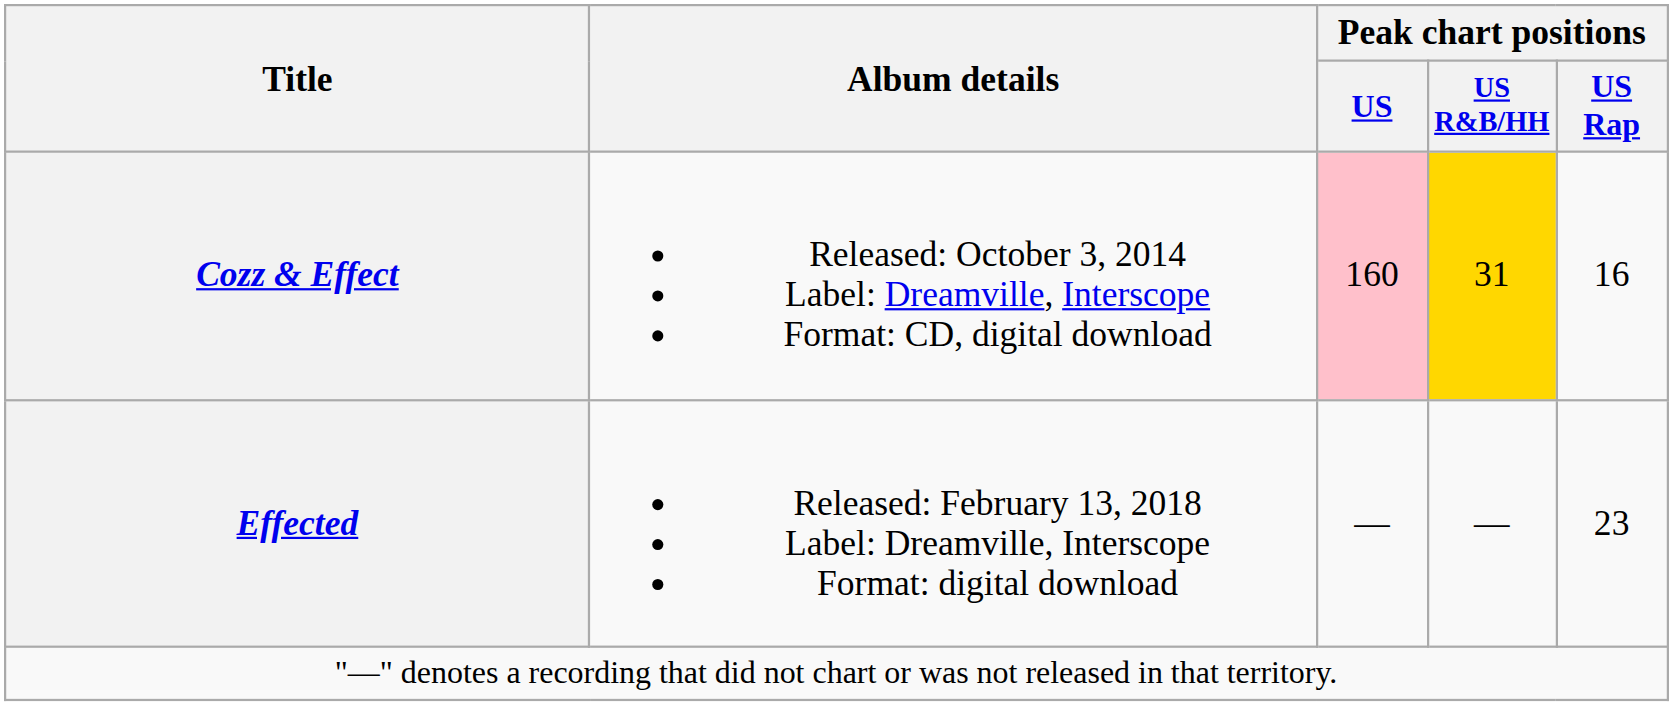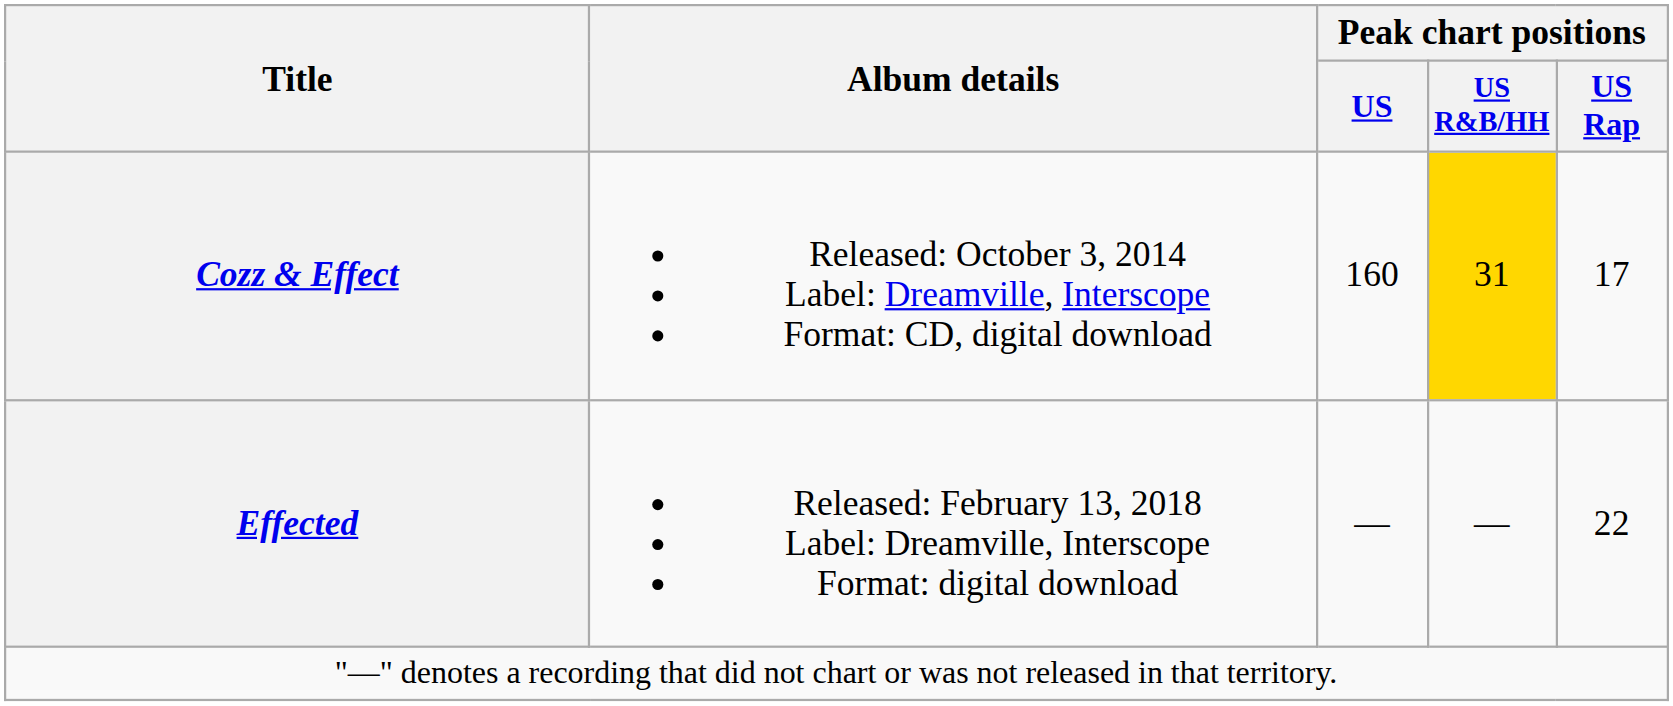(1372, 274) pink background -> (1372, 274) no background
(1612, 274) 16 -> (1612, 274) 17
(1612, 522) 23 -> (1612, 522) 22
